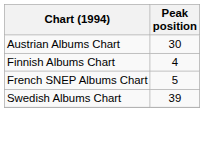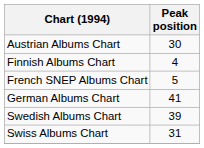+ row: (63, 98)
+ row: (57, 134)
